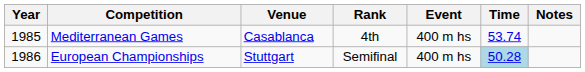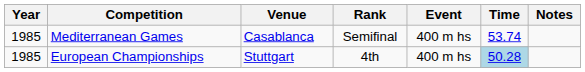(370, 36) 4th -> (370, 36) Semifinal
(26, 57) 1986 -> (26, 57) 1985
(370, 57) Semifinal -> (370, 57) 4th
